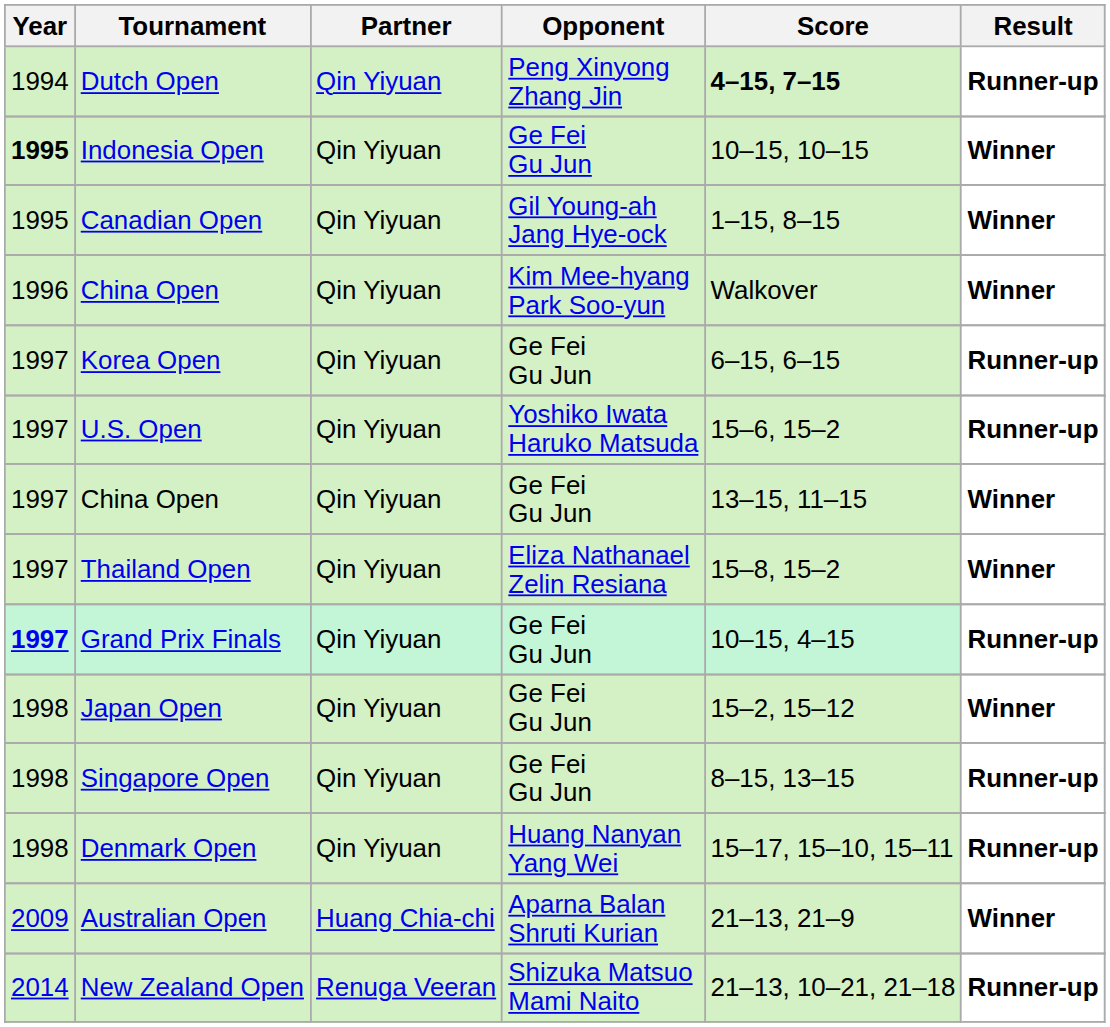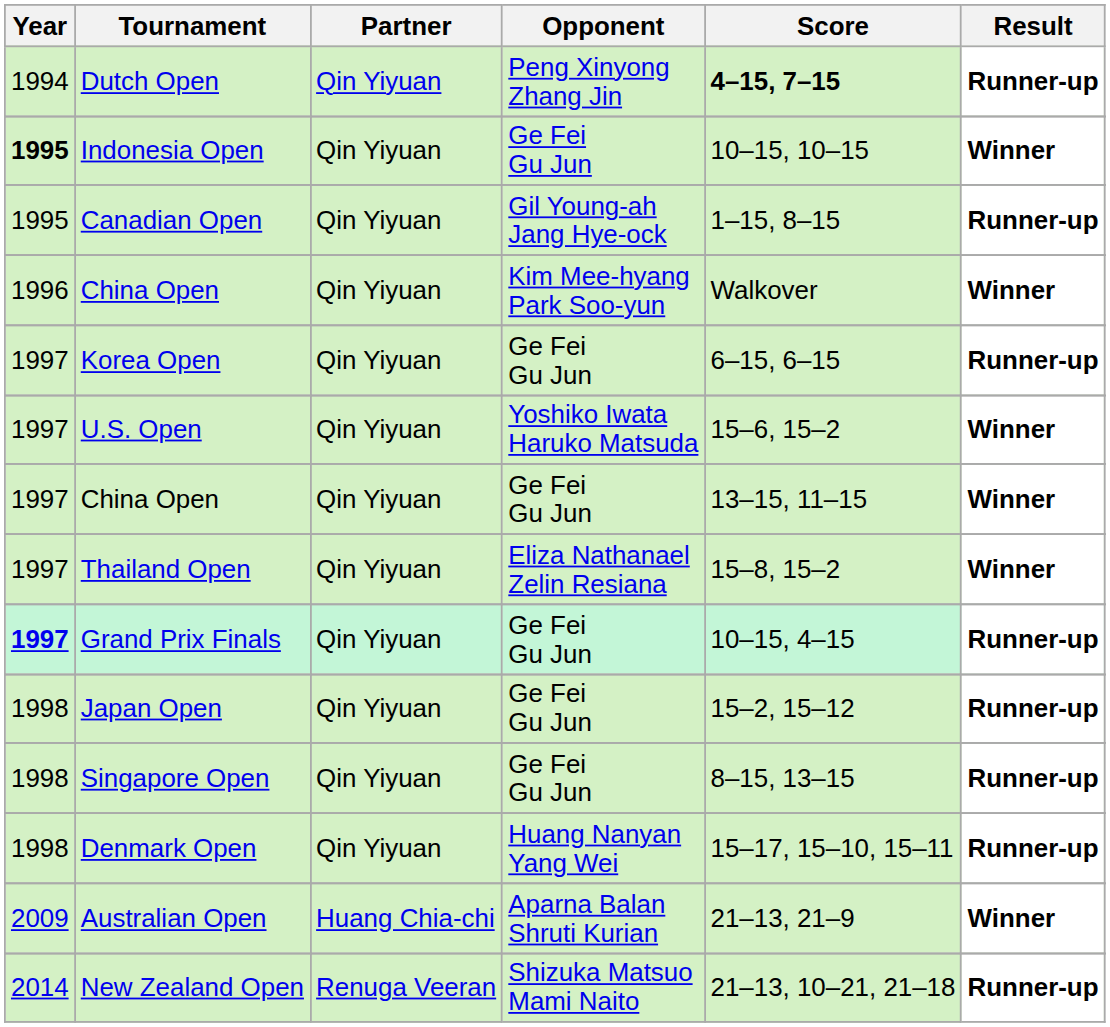(1011, 221) Winner -> (1033, 221) Runner-up
(1033, 430) Runner-up -> (1011, 430) Winner
(1011, 709) Winner -> (1033, 709) Runner-up
